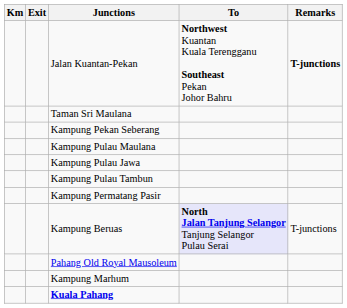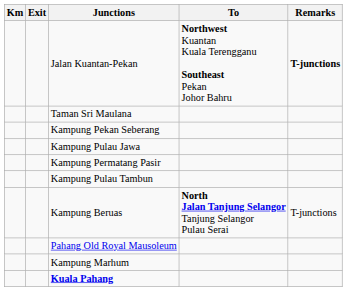- row: (103, 146)
rows swapped: (102, 179) <-> (106, 195)
(234, 228) lavender background -> (234, 212) no background
